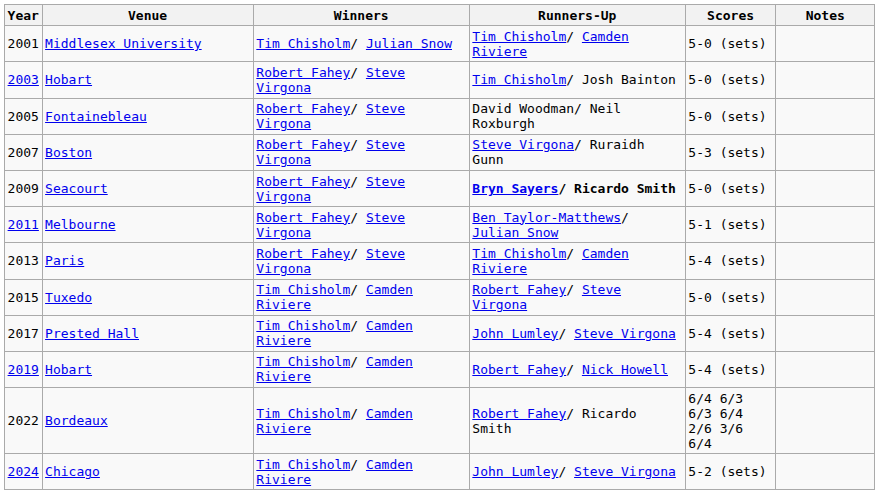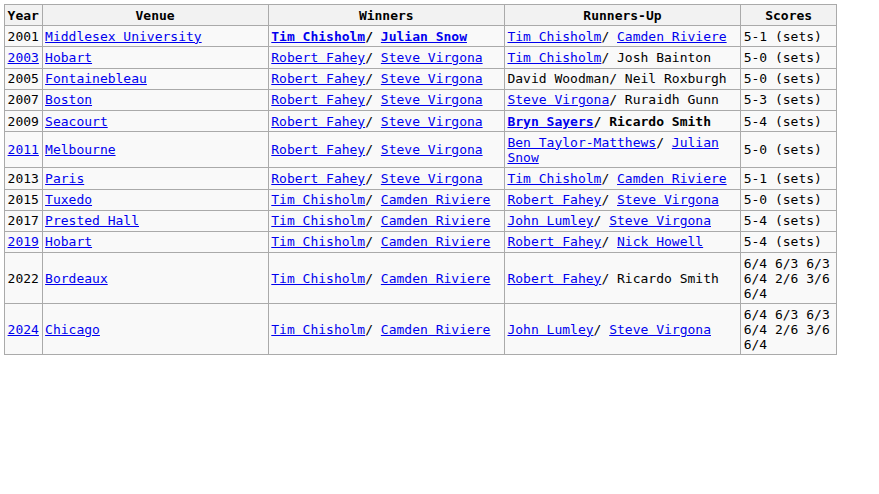- column: (825, 15)
(354, 44) normal -> (369, 36) bold
(727, 44) 5-0 (sets) -> (783, 36) 5-1 (sets)
(727, 189) 5-0 (sets) -> (783, 121) 5-4 (sets)
(727, 225) 5-1 (sets) -> (783, 150) 5-0 (sets)
(727, 261) 5-4 (sets) -> (783, 178) 5-1 (sets)
(727, 472) 5-2 (sets) -> (787, 329) 6/4 6/3 6/3 6/4 2/6 3/6 6/4
